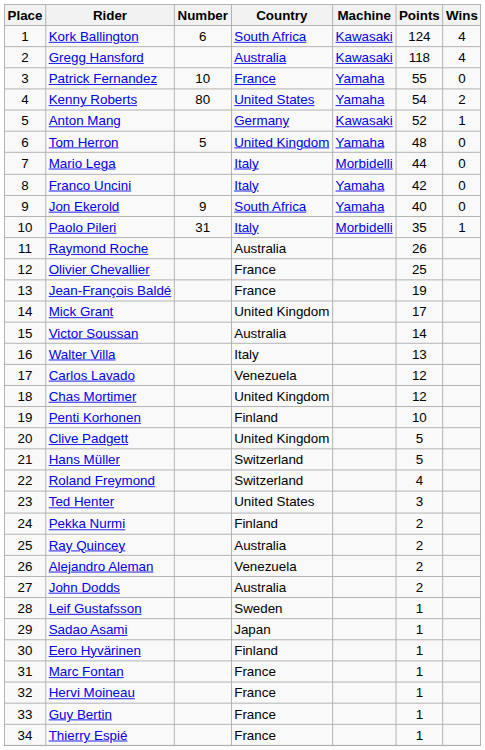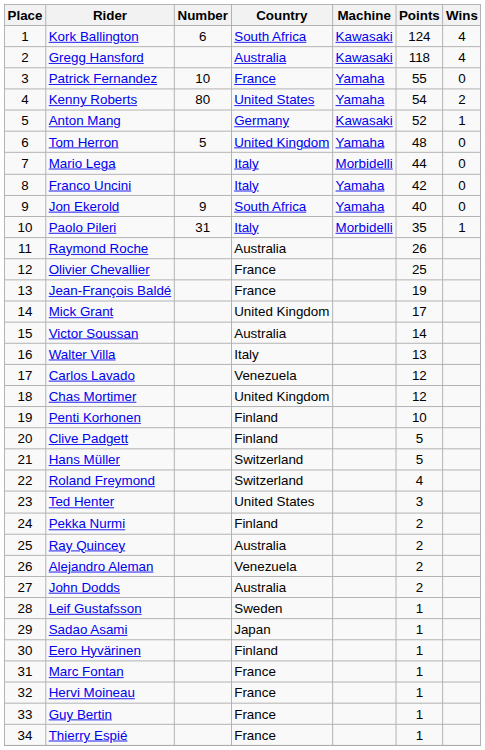(282, 439) United Kingdom -> (256, 439) Finland
